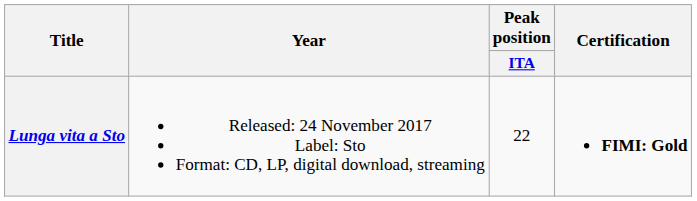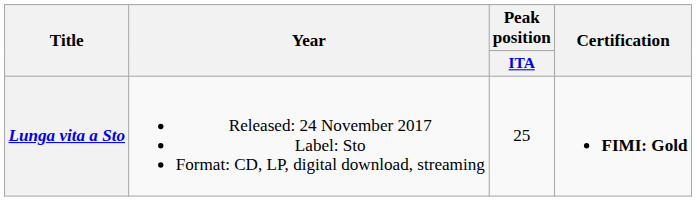(522, 135) 22 -> (522, 135) 25
